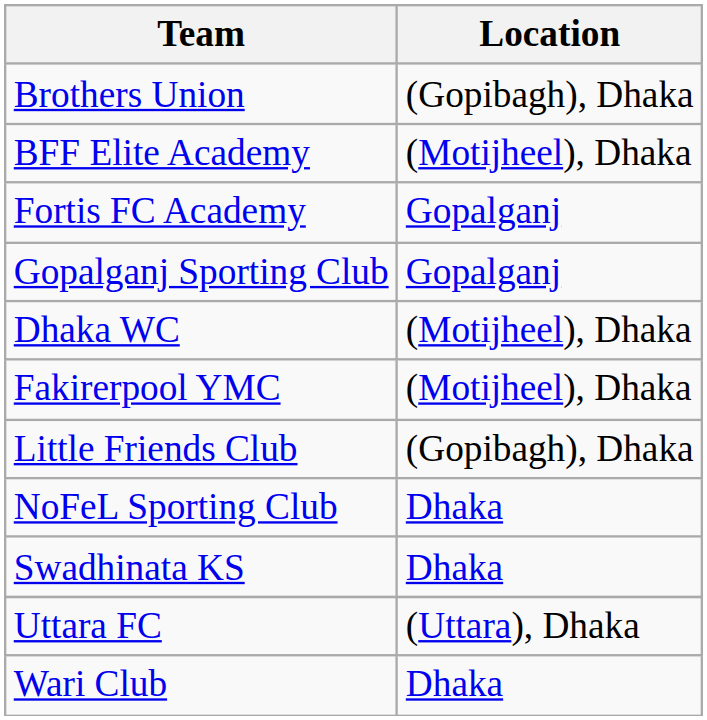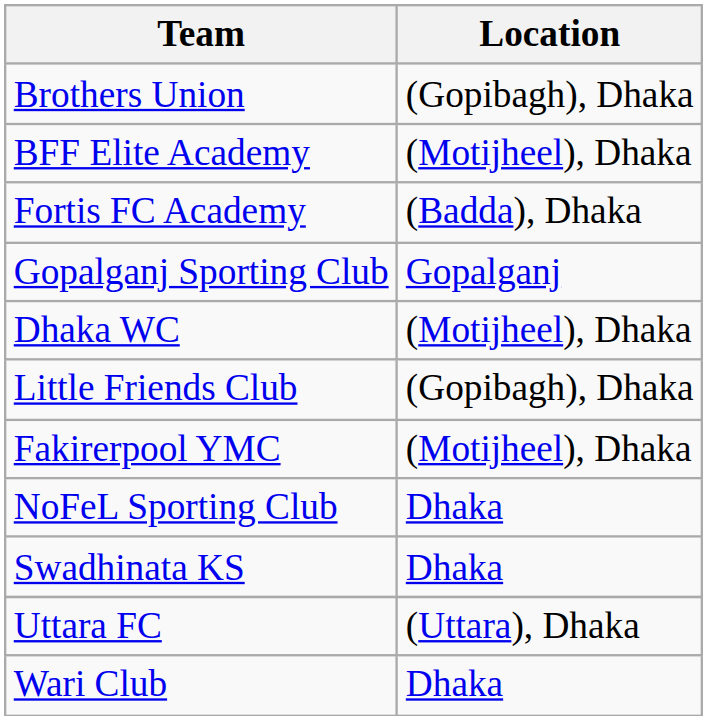(483, 211) Gopalganj -> (524, 211) (Badda), Dhaka
rows swapped: (147, 388) <-> (156, 447)
